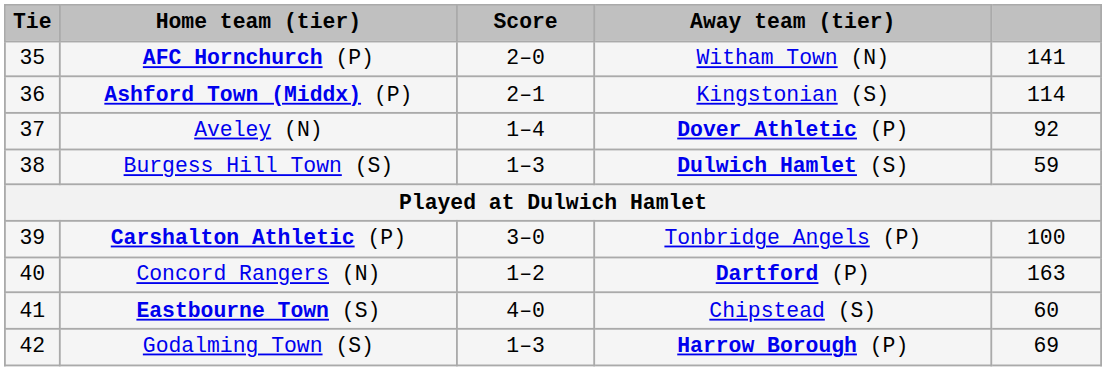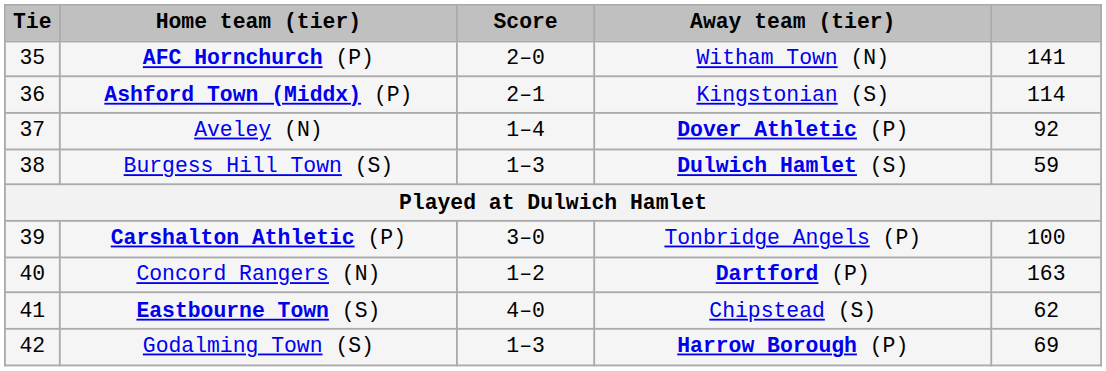(1046, 310) 60 -> (1046, 310) 62
